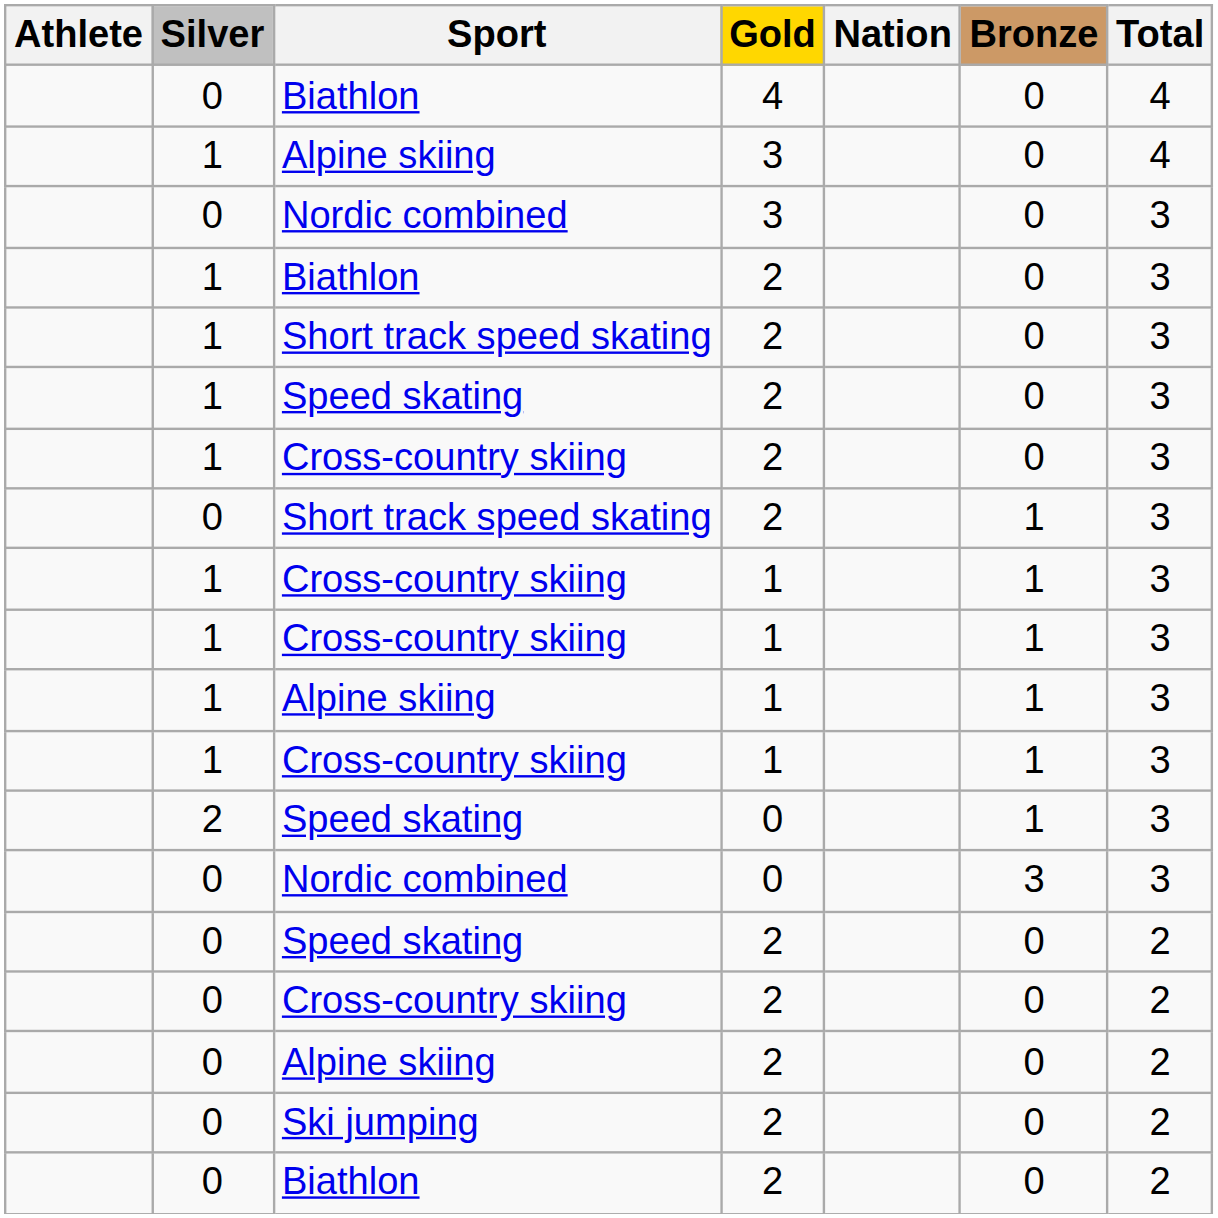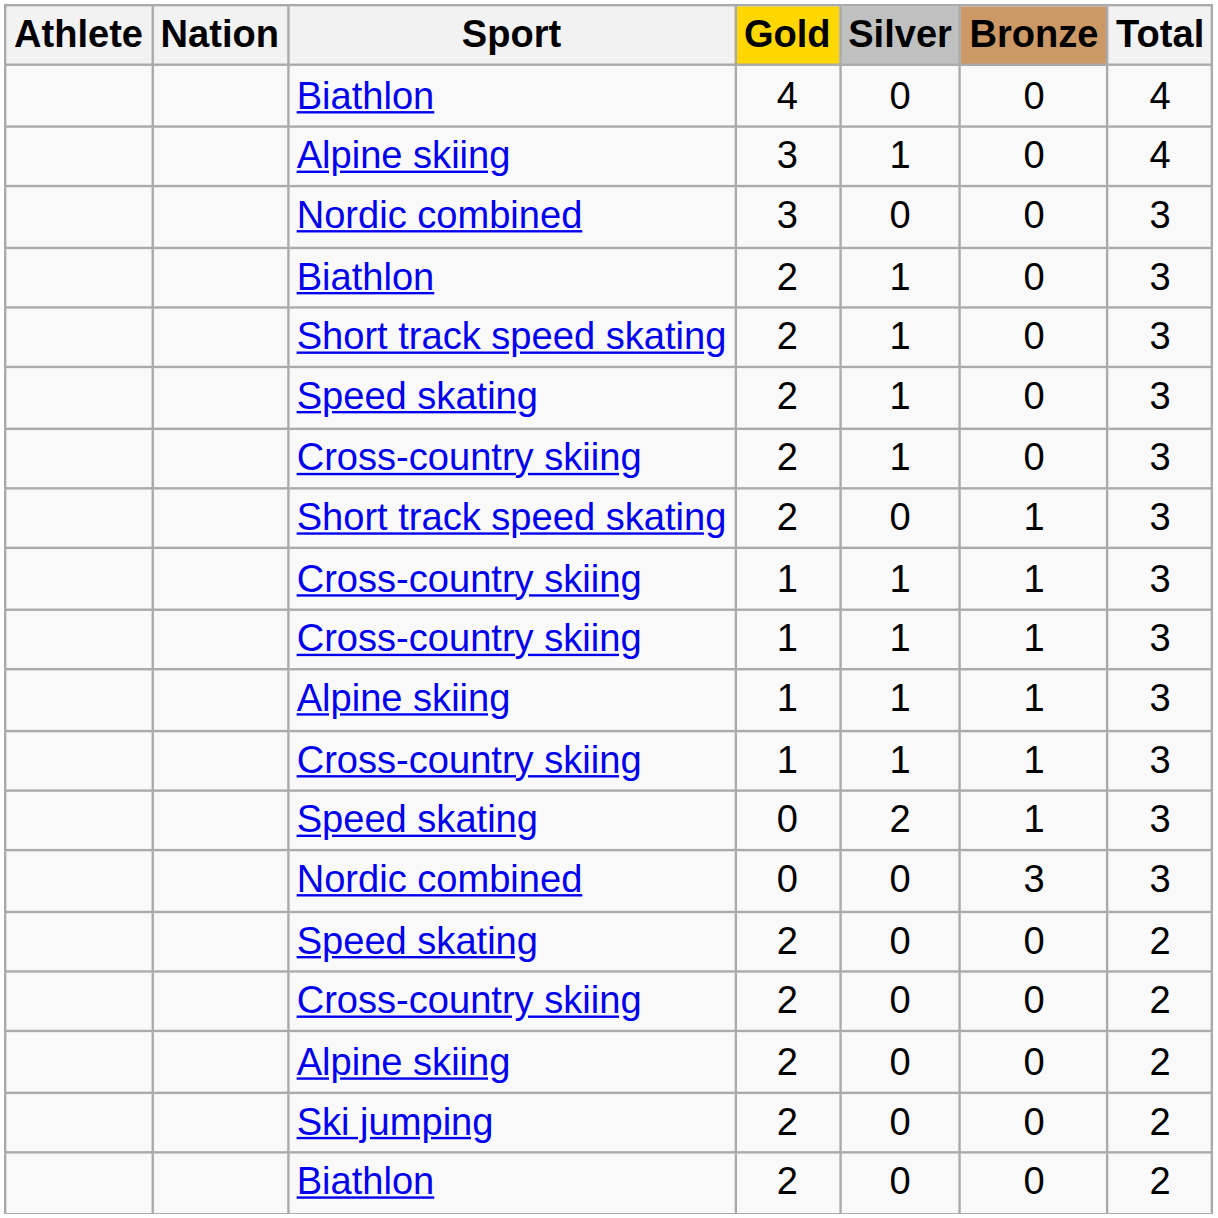columns swapped: (893, 34) <-> (212, 34)
